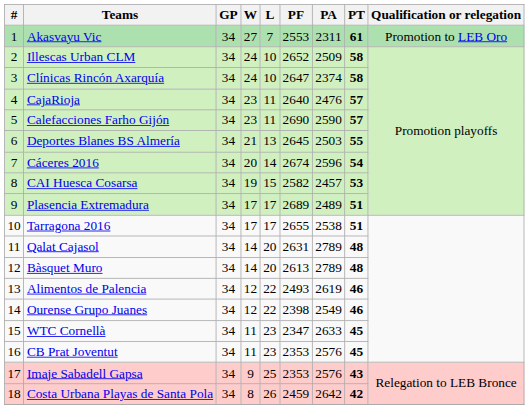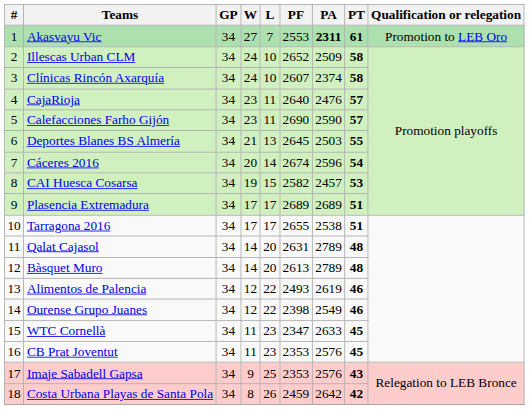(329, 36) normal -> (329, 36) bold
(296, 78) 2647 -> (296, 78) 2607
(329, 204) 2489 -> (329, 204) 2689
